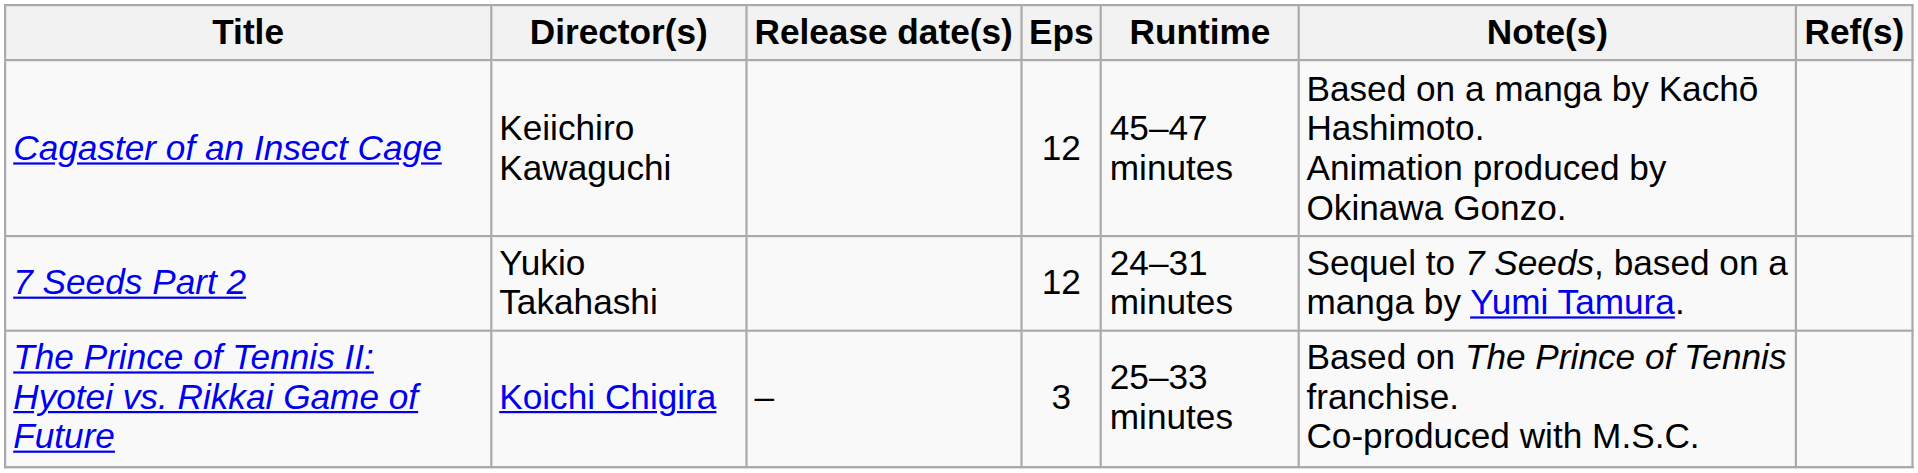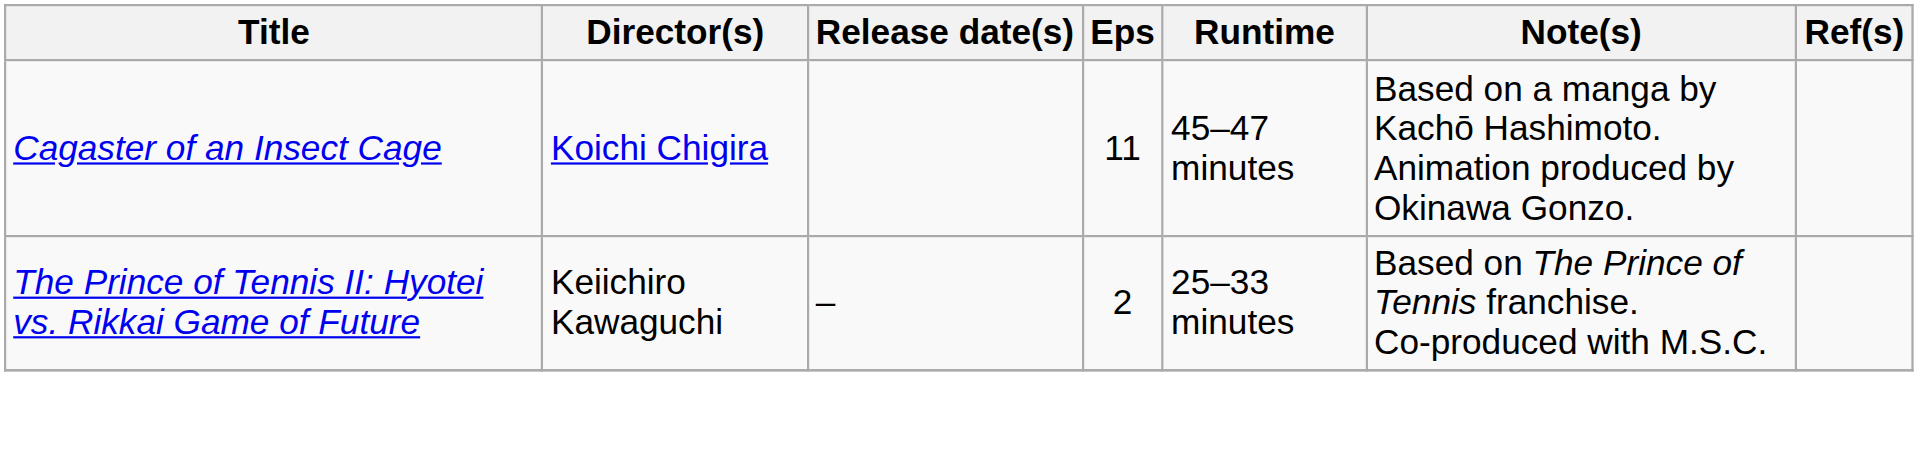(585, 147) Keiichiro Kawaguchi -> (659, 147) Koichi Chigira
(1061, 147) 12 -> (1123, 147) 11
- row: (130, 282)
(608, 397) Koichi Chigira -> (637, 302) Keiichiro Kawaguchi
(1061, 397) 3 -> (1123, 302) 2
